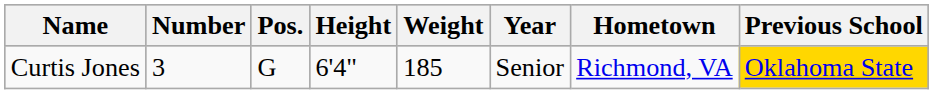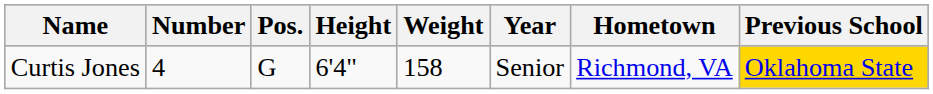(159, 66) 3 -> (159, 66) 4
(423, 66) 185 -> (423, 66) 158
